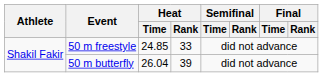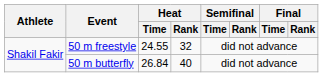(155, 46) 24.85 -> (155, 46) 24.55
(186, 46) 33 -> (186, 46) 32
(155, 64) 26.04 -> (155, 64) 26.84
(186, 64) 39 -> (186, 64) 40
